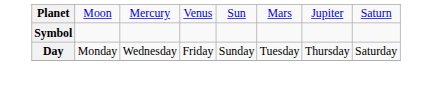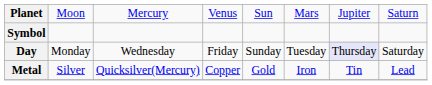(327, 51) no background -> (354, 51) lavender background
+ row: (26, 70)
